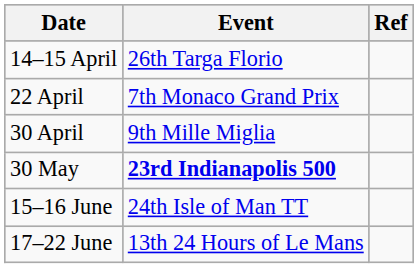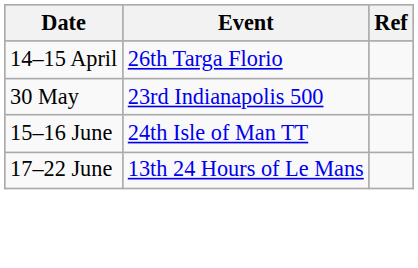- row: (47, 96)
- row: (47, 132)
(232, 169) bold -> (226, 96) normal
